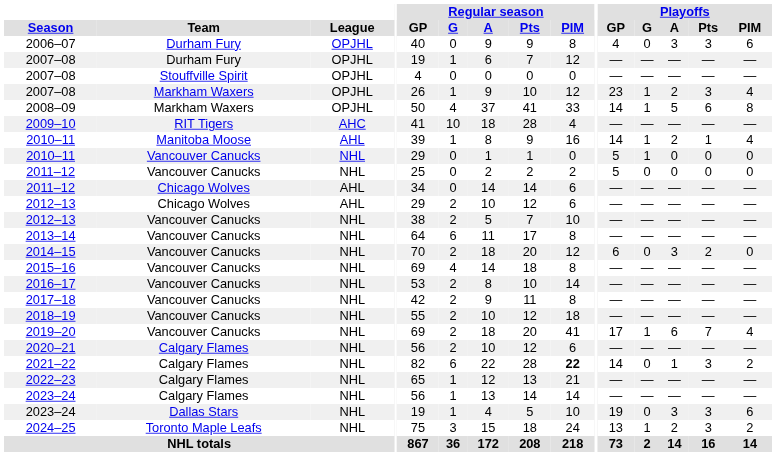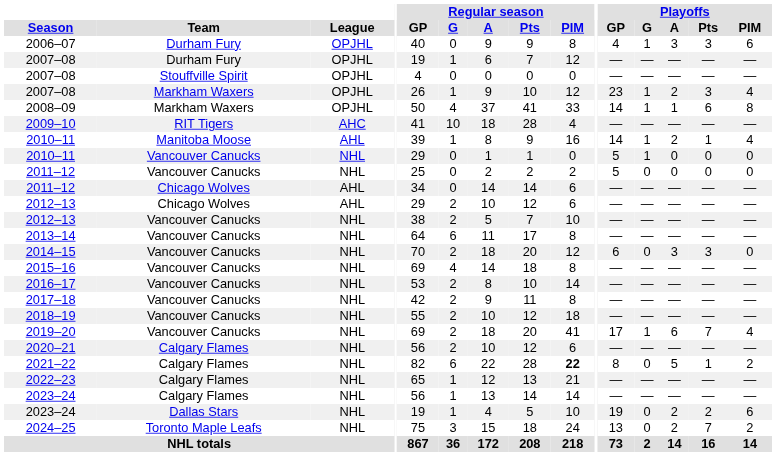(647, 44) 0 -> (647, 44) 1
(674, 108) 5 -> (674, 108) 1
(708, 252) 2 -> (708, 252) 3
(616, 364) 14 -> (616, 364) 8
(674, 364) 1 -> (674, 364) 5
(708, 364) 3 -> (708, 364) 1
(674, 412) 3 -> (674, 412) 2
(708, 412) 3 -> (708, 412) 2
(647, 428) 1 -> (647, 428) 0
(708, 428) 3 -> (708, 428) 7
